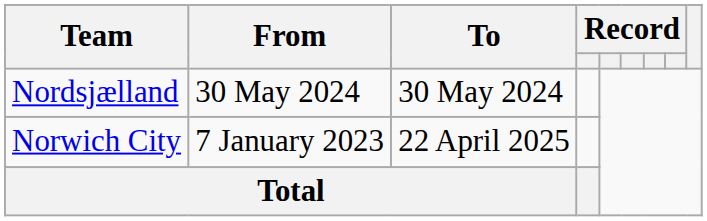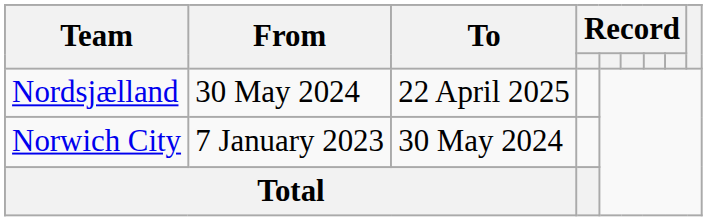(481, 92) 30 May 2024 -> (484, 92) 22 April 2025
(484, 141) 22 April 2025 -> (481, 141) 30 May 2024
